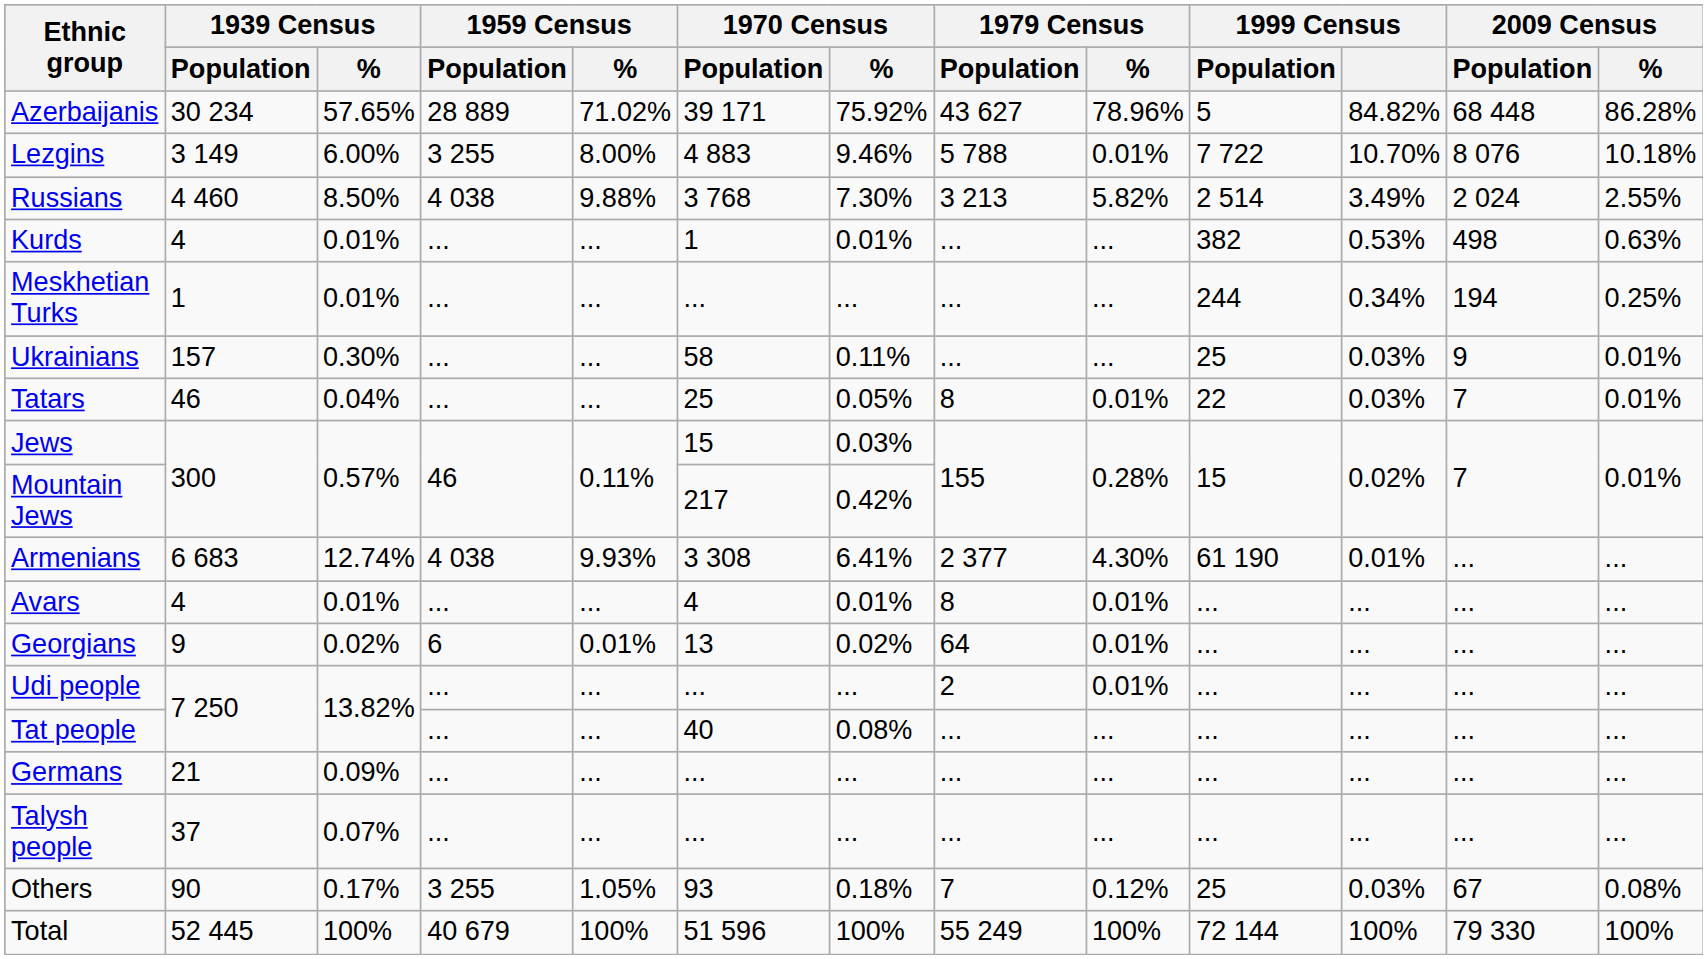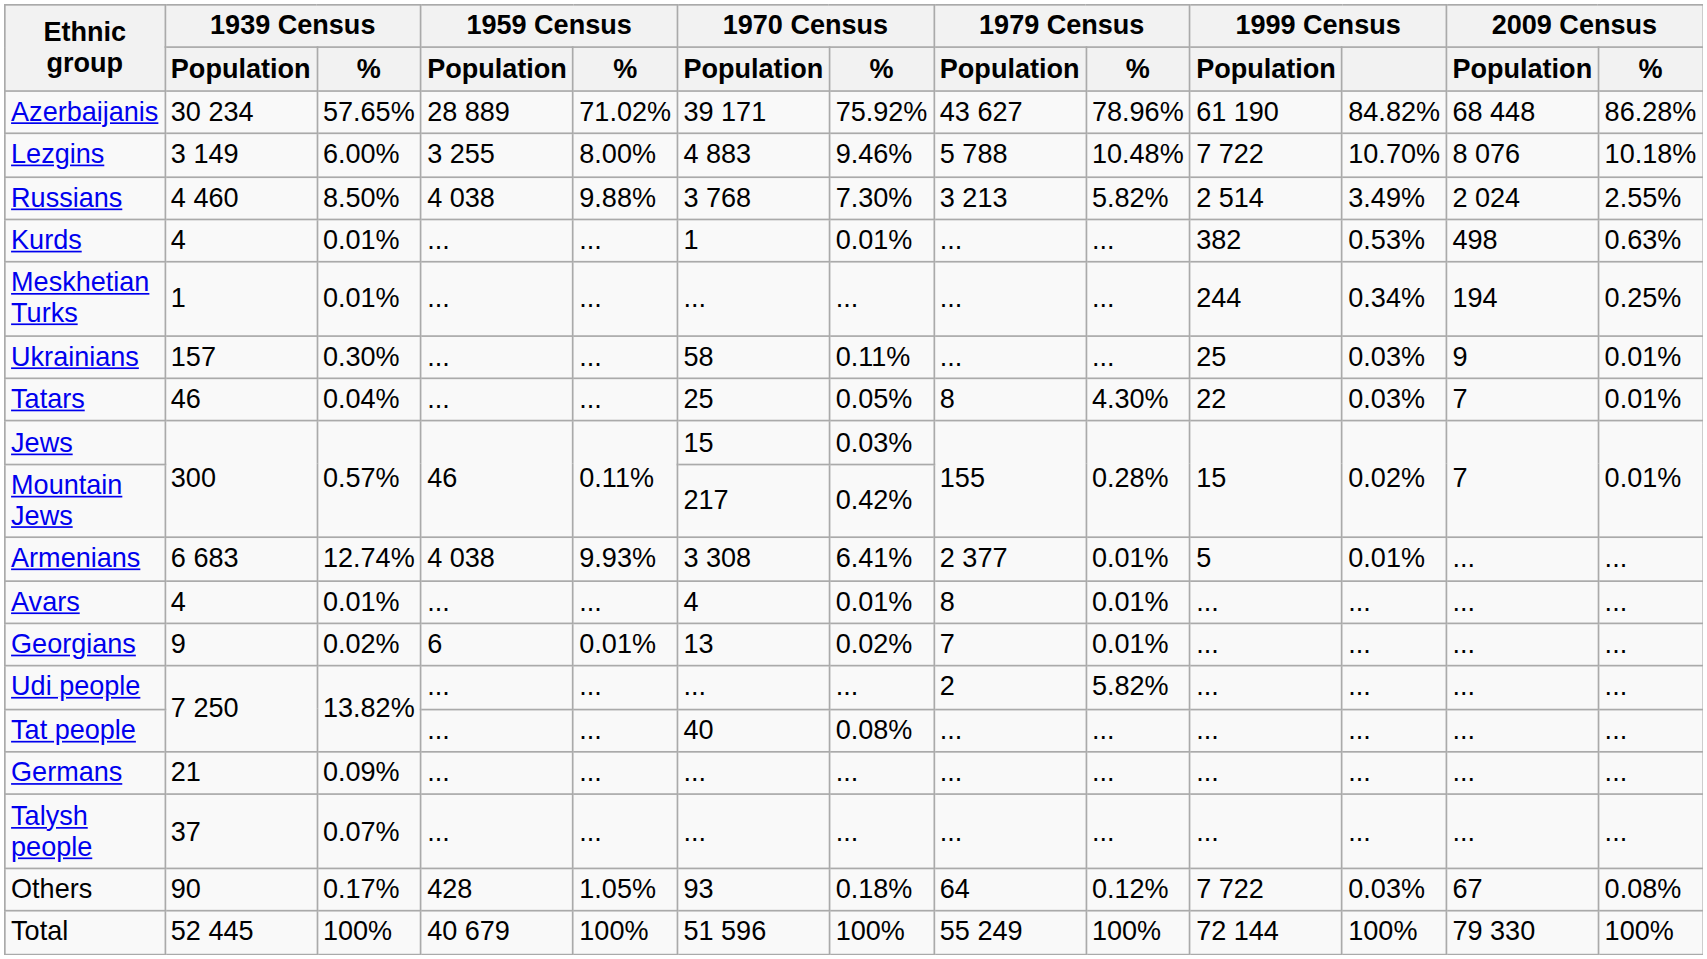(1204, 111) 5 -> (1237, 111) 61 190
(1130, 154) 0.01% -> (1138, 154) 10.48%
(1130, 399) 0.01% -> (1130, 399) 4.30%
(1130, 558) 4.30% -> (1130, 558) 0.01%
(1237, 558) 61 190 -> (1204, 558) 5
(955, 644) 64 -> (947, 644) 7
(1130, 687) 0.01% -> (1130, 687) 5.82%
(461, 889) 3 255 -> (450, 889) 428
(947, 889) 7 -> (955, 889) 64
(1211, 889) 25 -> (1230, 889) 7 722
